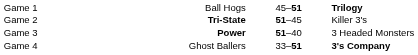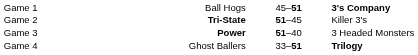(347, 8) Trilogy -> (361, 8) 3's Company
(361, 45) 3's Company -> (347, 45) Trilogy
